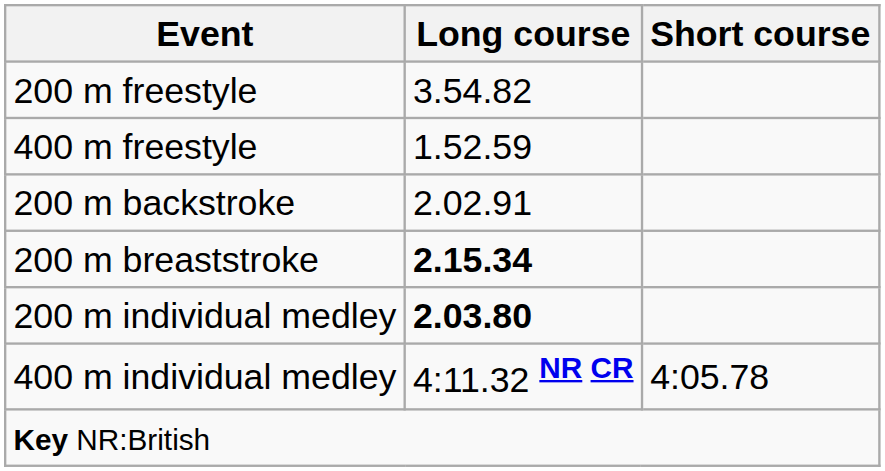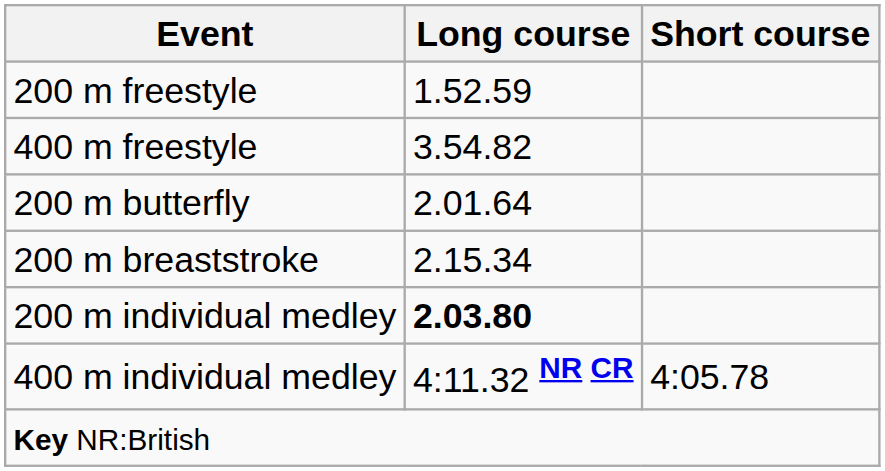(473, 90) 3.54.82 -> (473, 90) 1.52.59
(473, 147) 1.52.59 -> (473, 147) 3.54.82
- row: (154, 203)
+ row: (132, 203)
(473, 260) bold -> (473, 260) normal
